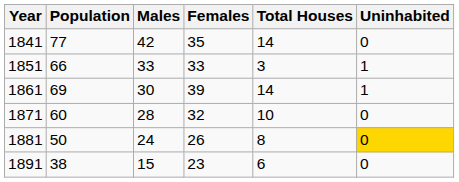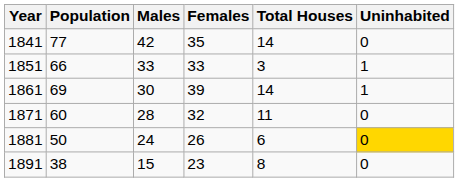(265, 115) 10 -> (265, 115) 11
(261, 139) 8 -> (261, 139) 6
(261, 164) 6 -> (261, 164) 8
